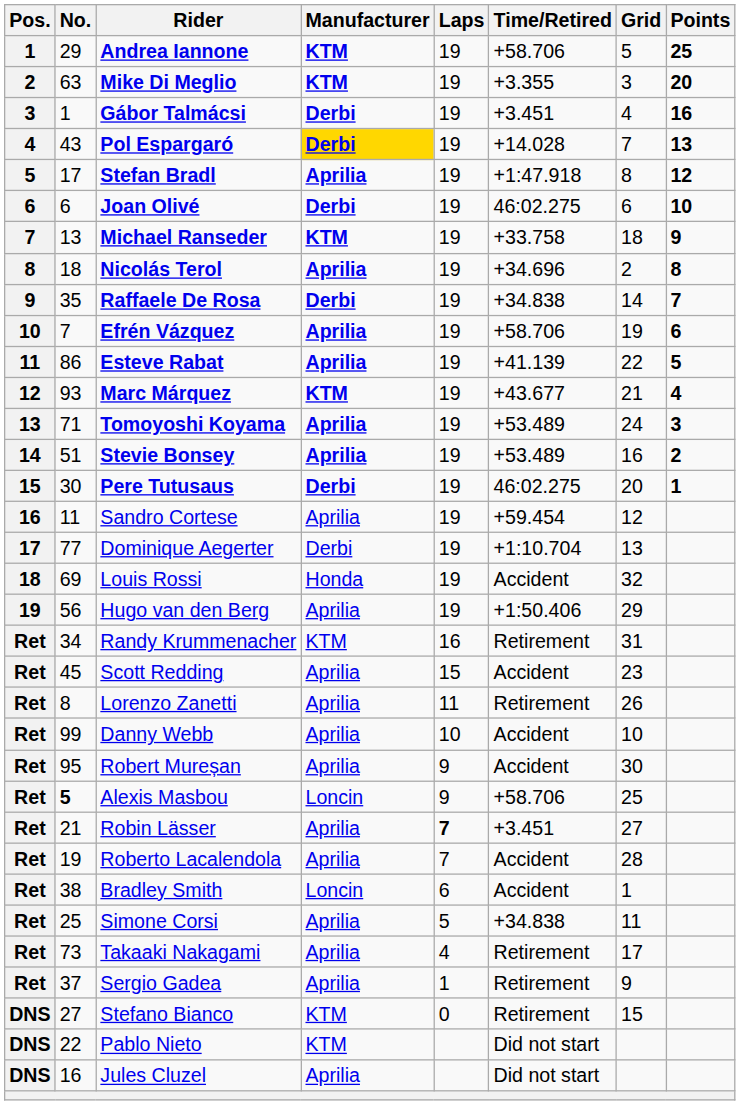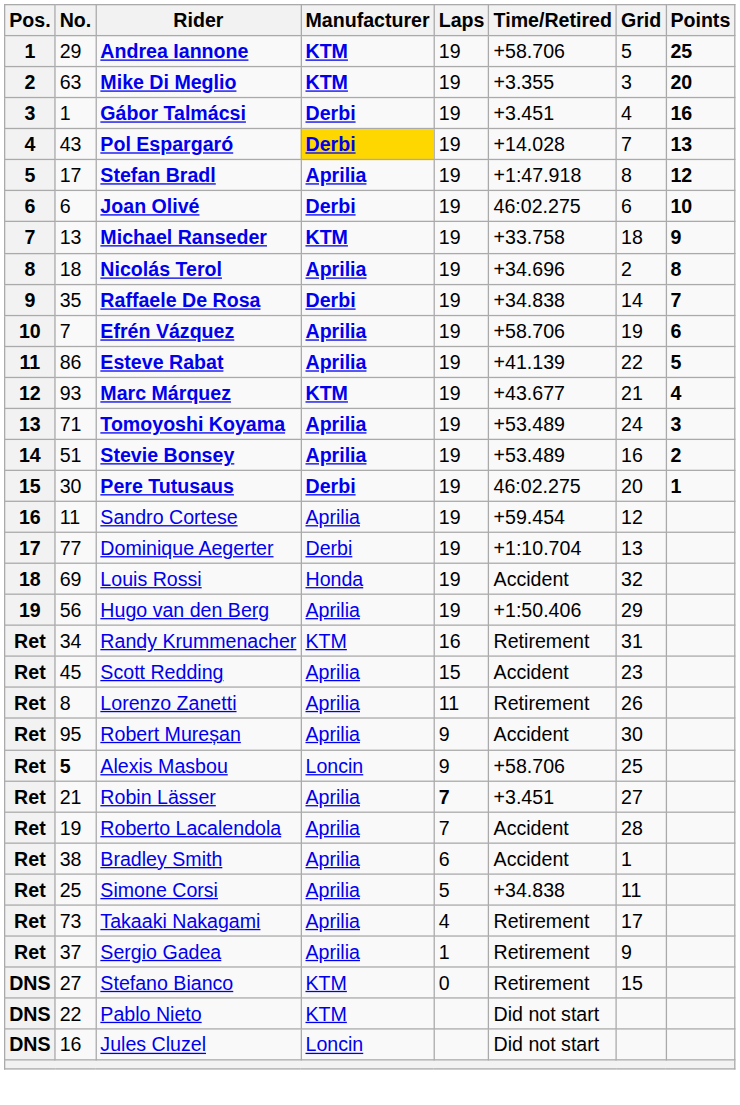- row: (157, 734)
(334, 889) Loncin -> (333, 858) Aprilia
(333, 1076) Aprilia -> (334, 1045) Loncin
